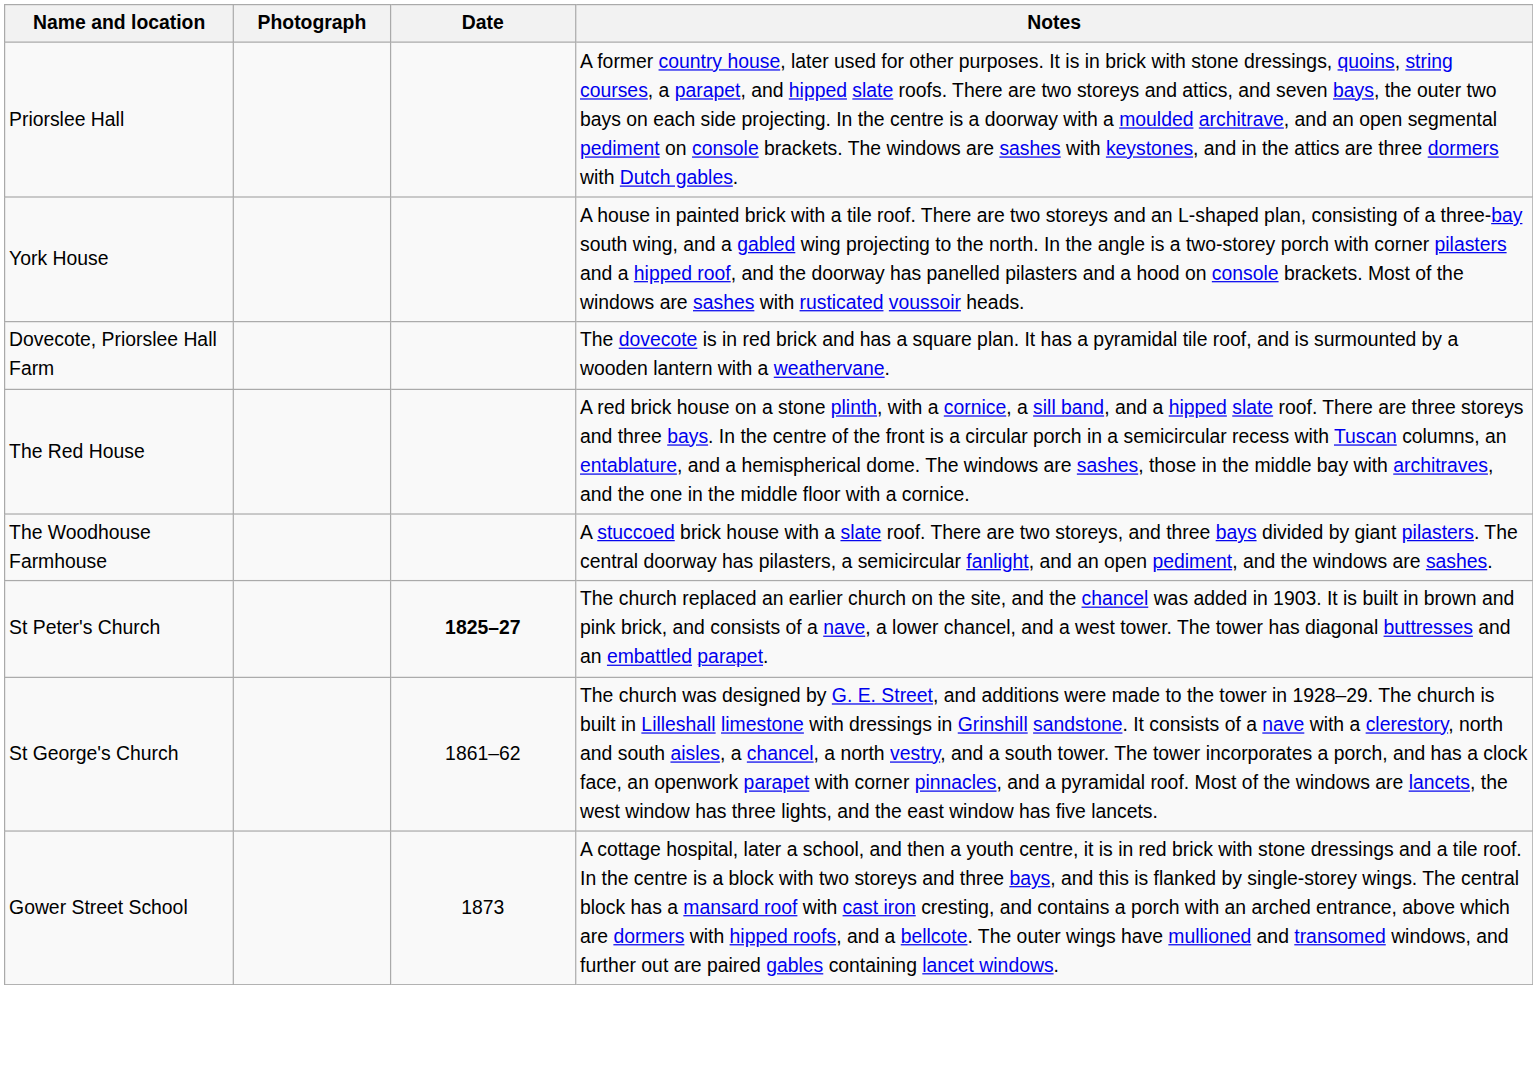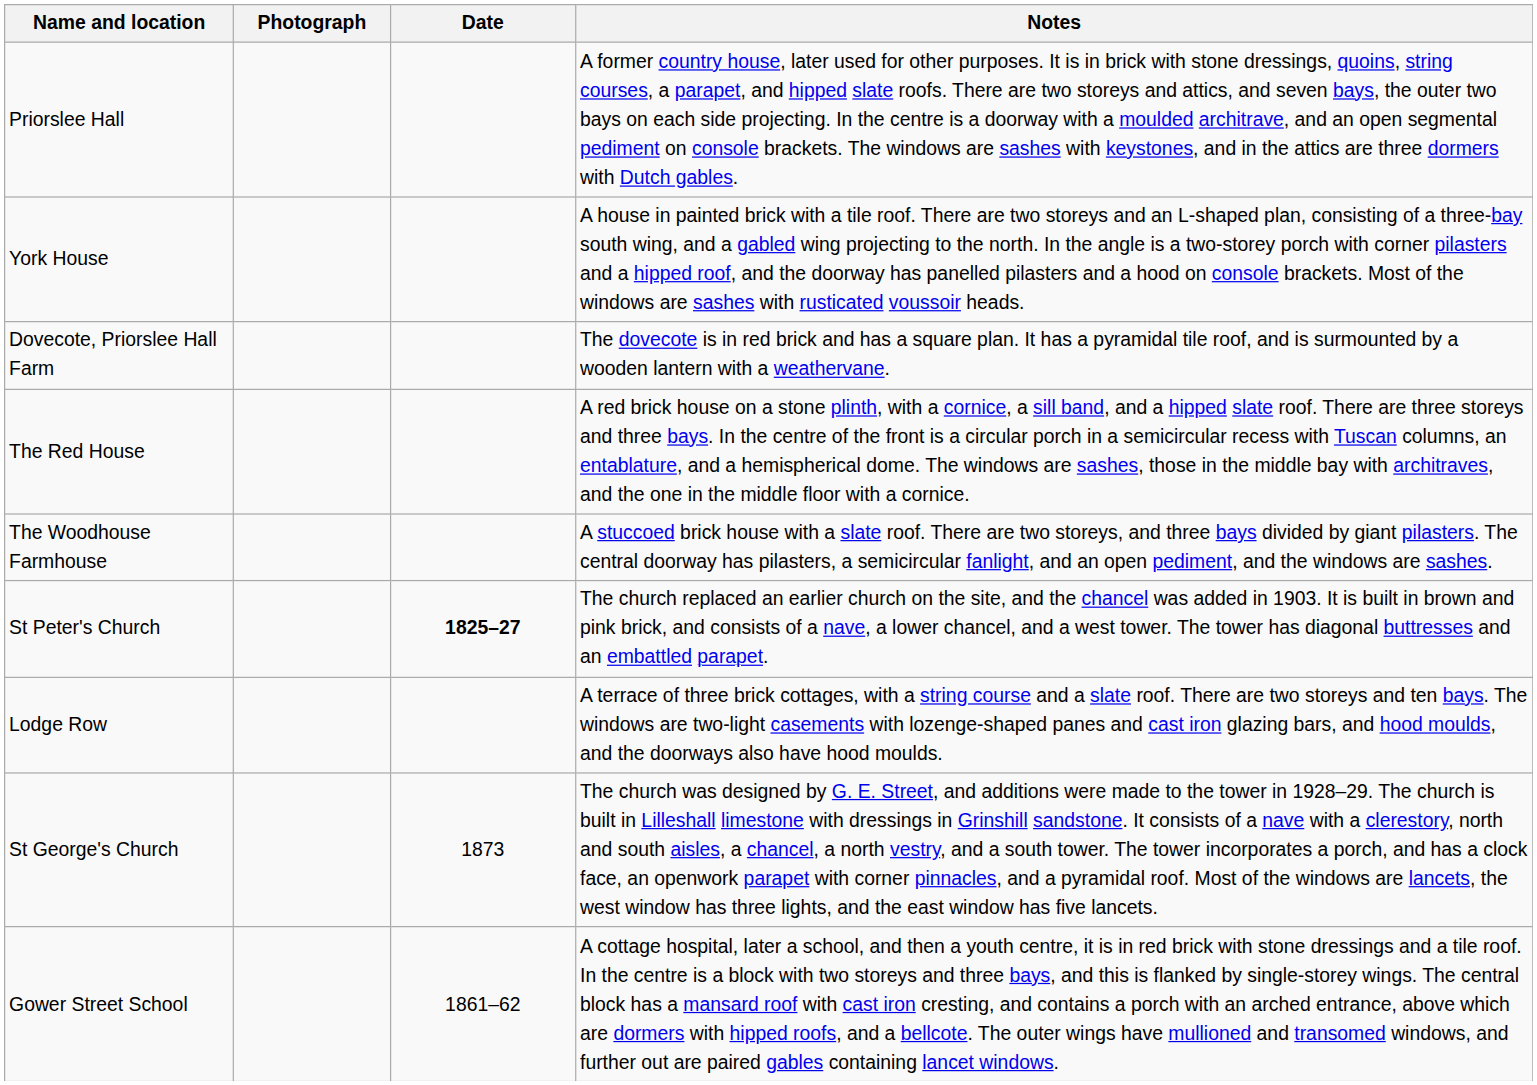+ row: (58, 724)
(483, 753) 1861–62 -> (483, 849) 1873
(483, 907) 1873 -> (483, 1004) 1861–62
